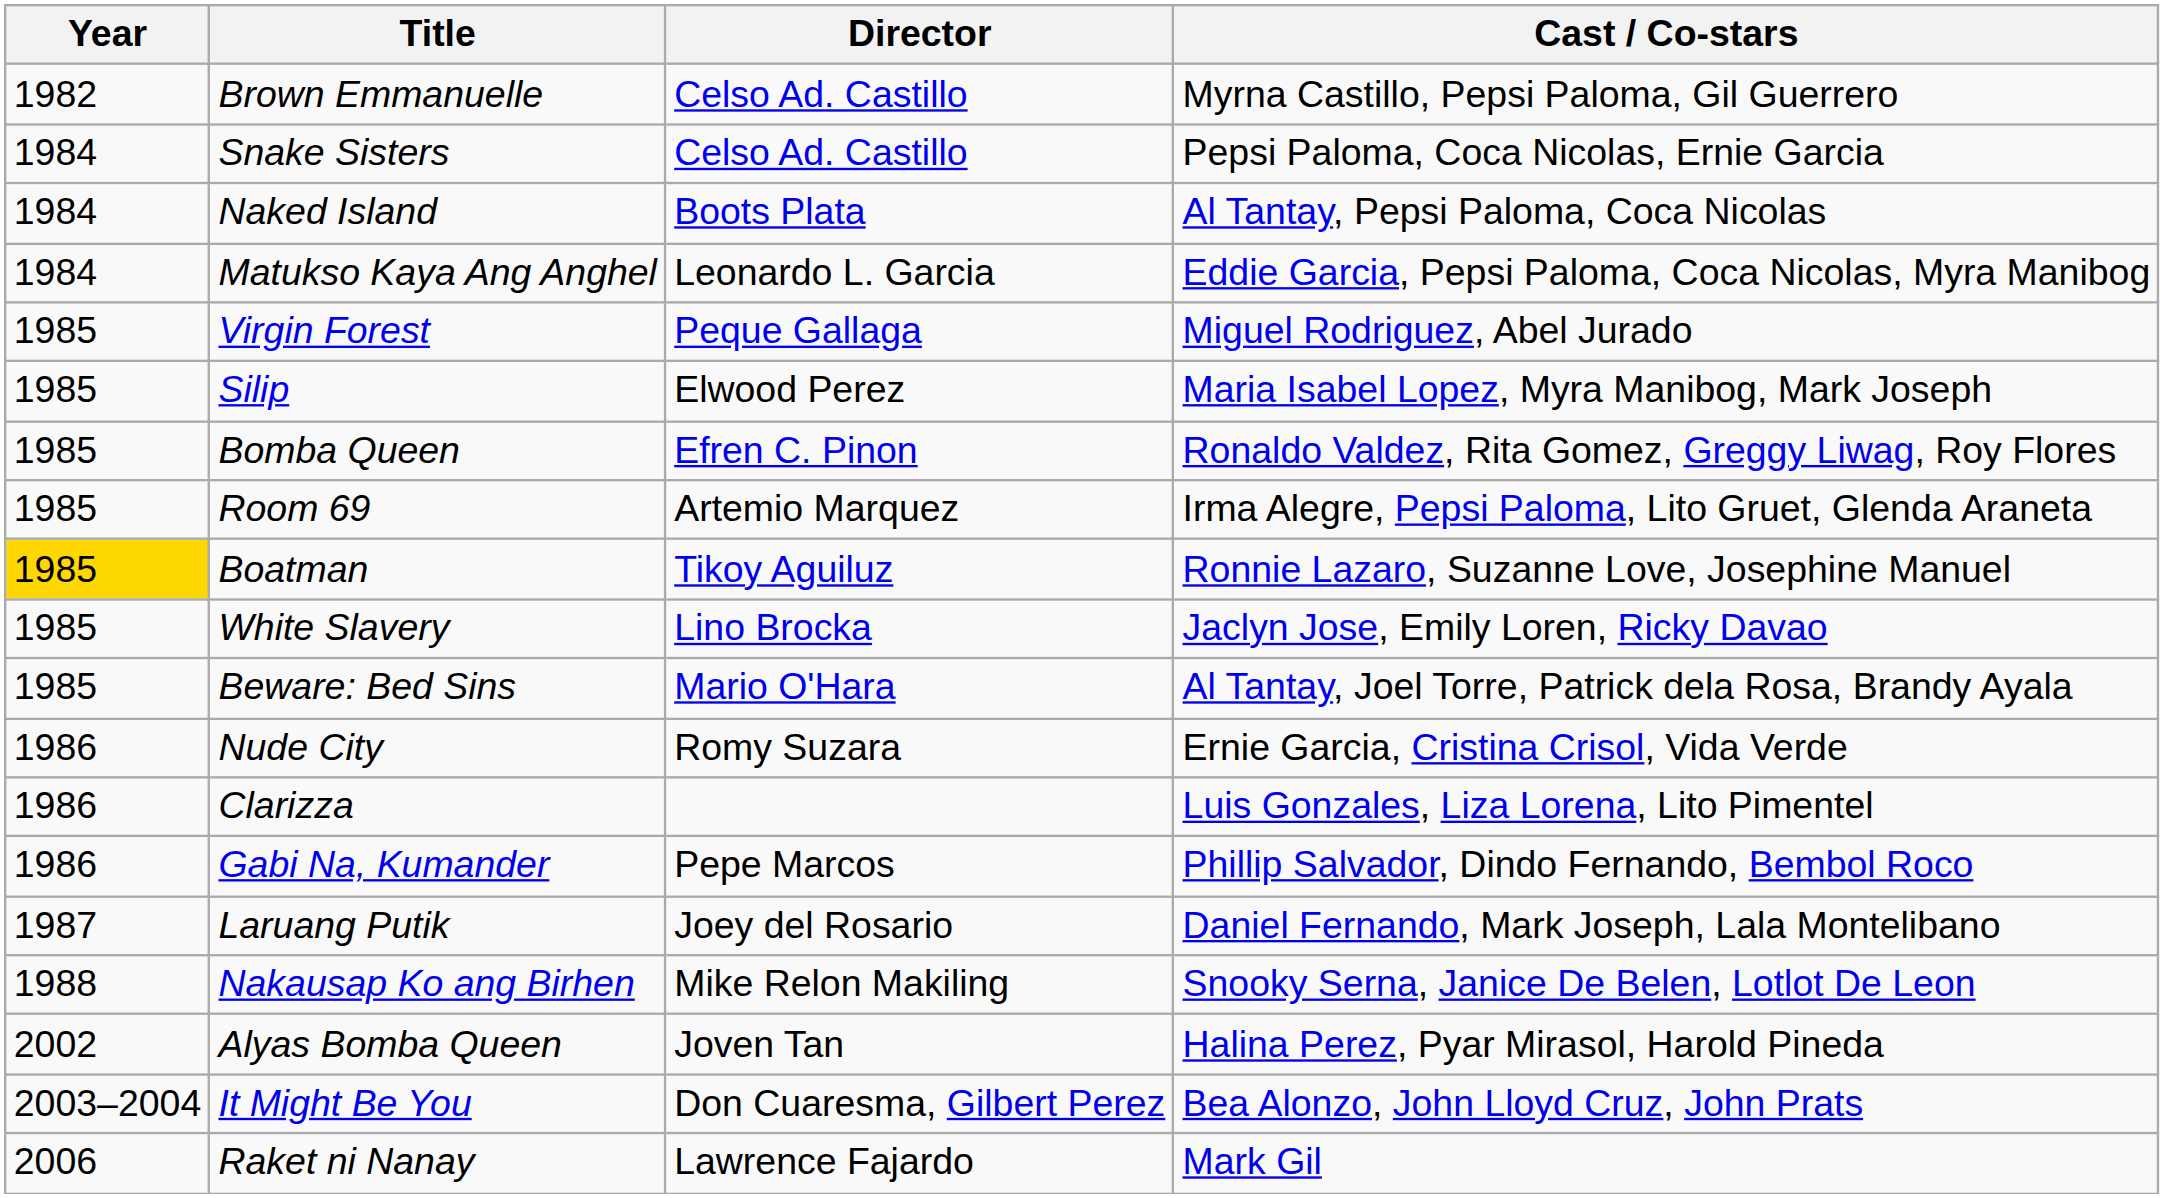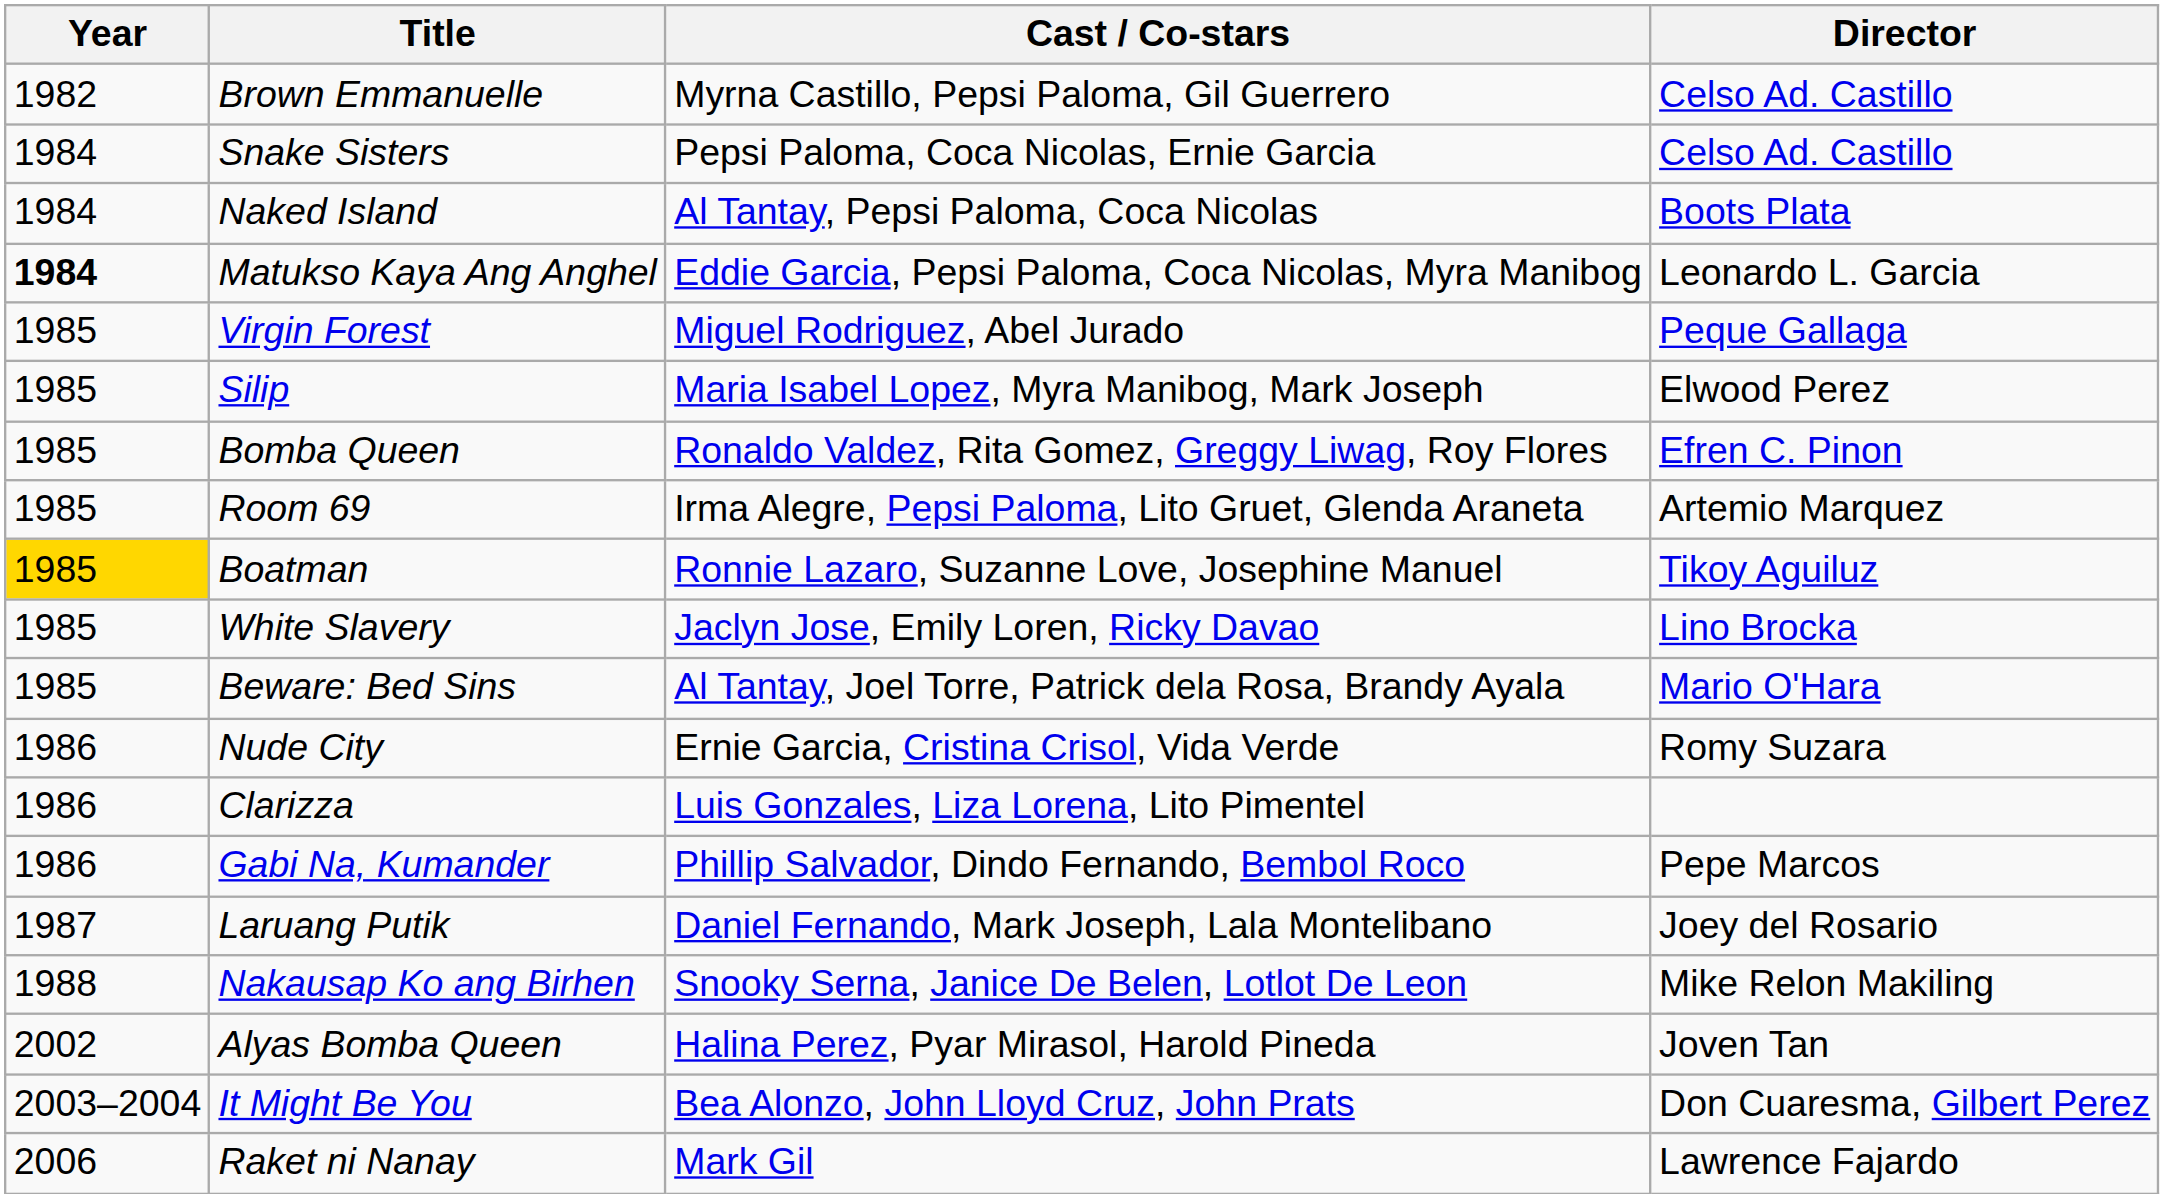columns swapped: (1666, 34) <-> (920, 34)
(55, 271) normal -> (55, 271) bold
